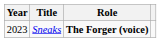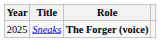(17, 29) 2023 -> (17, 29) 2025
